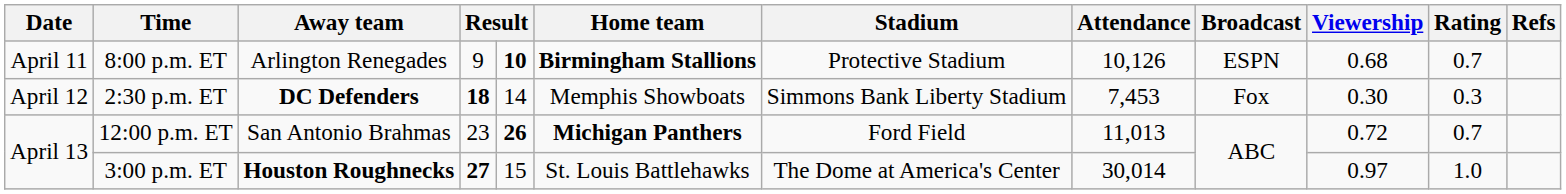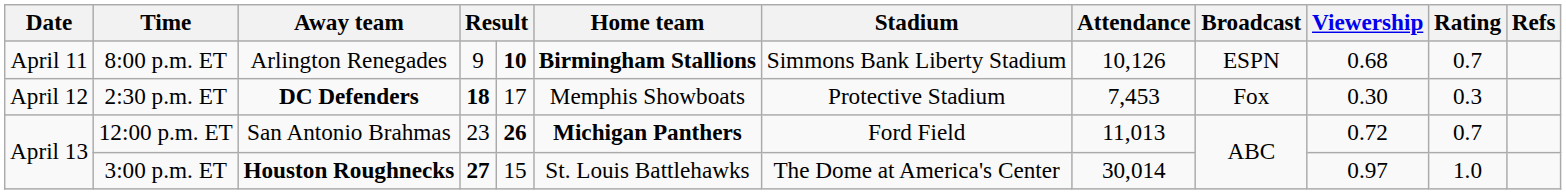(917, 59) Protective Stadium -> (917, 59) Simmons Bank Liberty Stadium
(515, 96) 14 -> (515, 96) 17
(917, 96) Simmons Bank Liberty Stadium -> (917, 96) Protective Stadium
